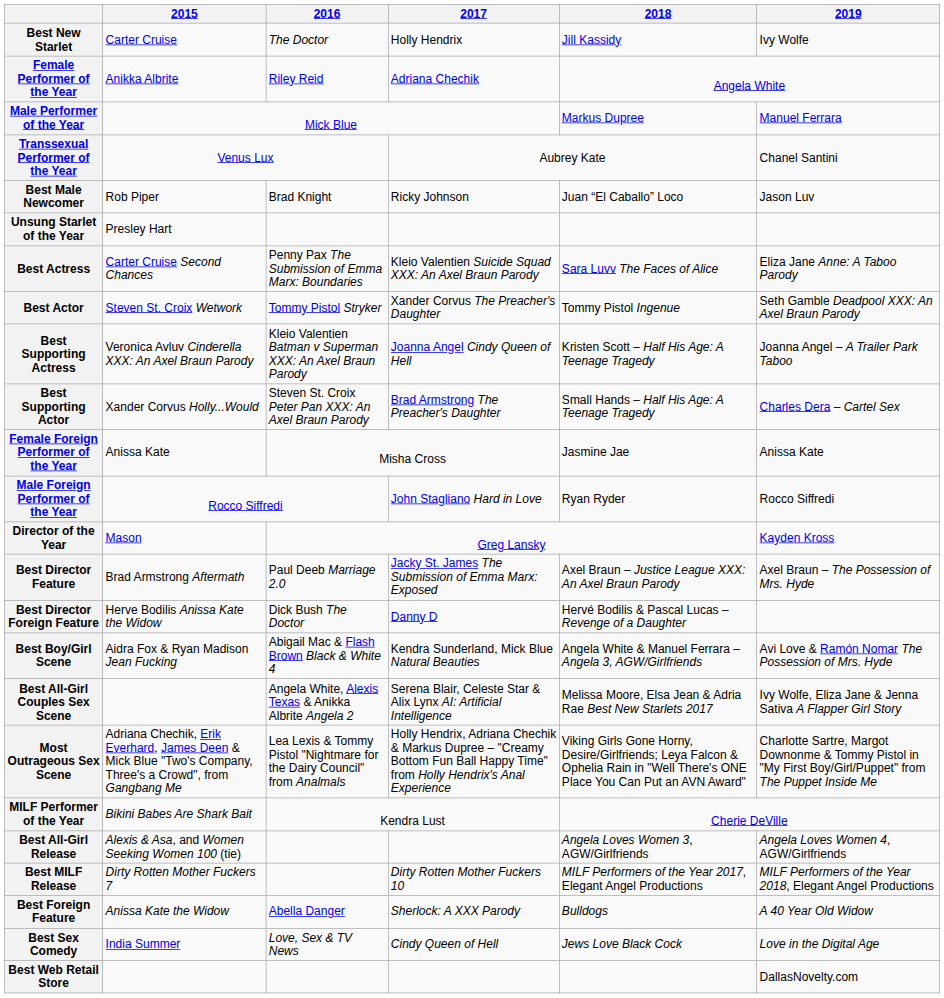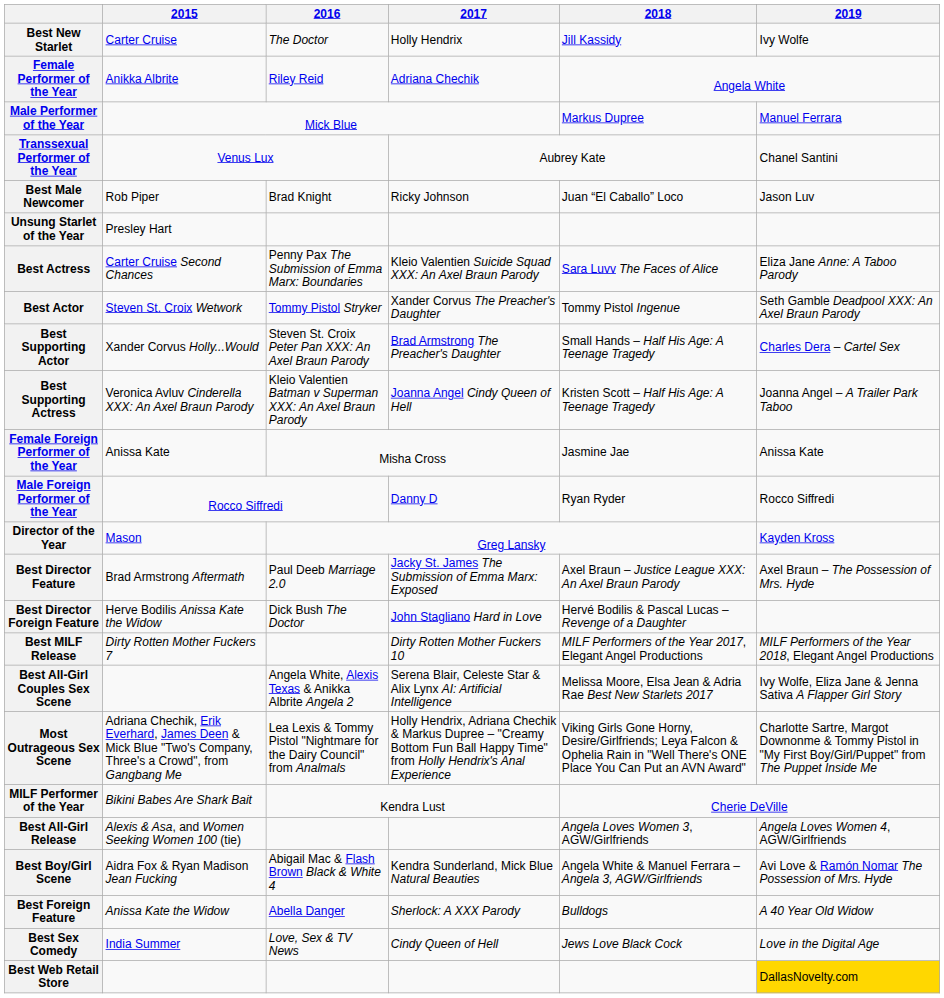rows swapped: (54, 354) <-> (54, 406)
(466, 498) John Stagliano Hard in Love -> (414, 498) Danny D
(414, 616) Danny D -> (466, 616) John Stagliano Hard in Love
rows swapped: (54, 656) <-> (54, 879)
(809, 977) no background -> (809, 977) gold background
